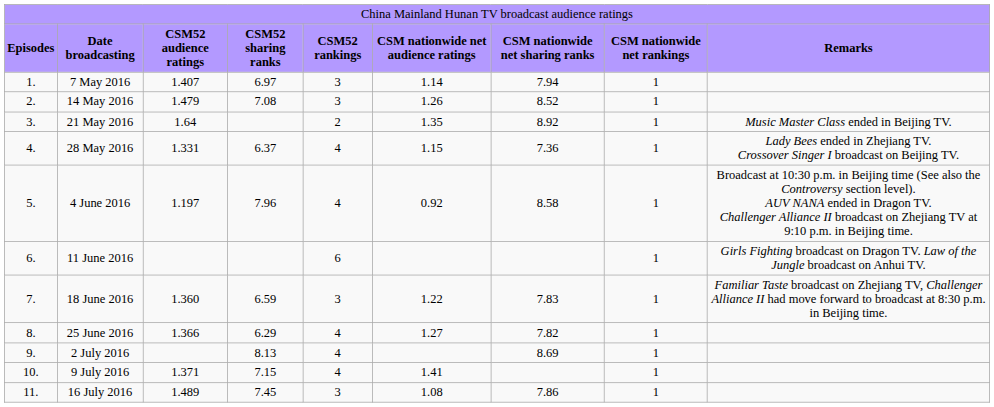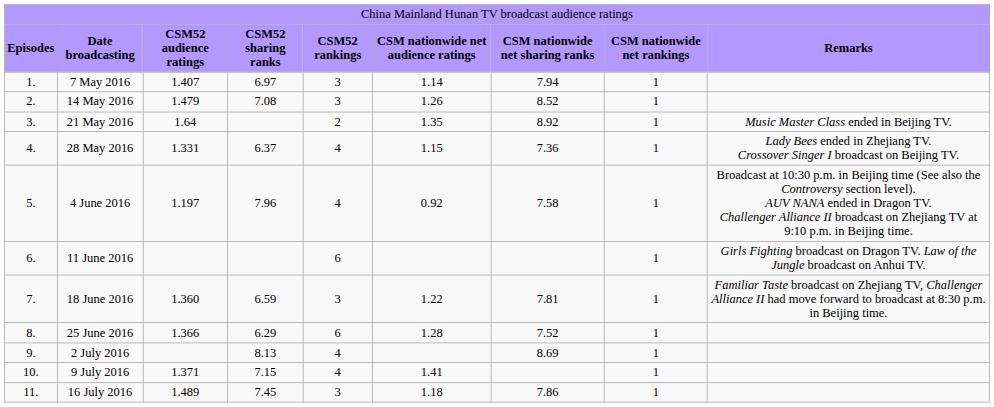(548, 203) 8.58 -> (548, 203) 7.58
(548, 299) 7.83 -> (548, 299) 7.81
(338, 332) 4 -> (338, 332) 6
(432, 332) 1.27 -> (432, 332) 1.28
(548, 332) 7.82 -> (548, 332) 7.52
(432, 392) 1.08 -> (432, 392) 1.18
